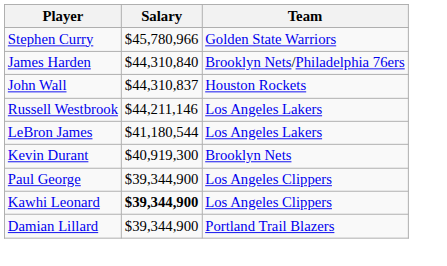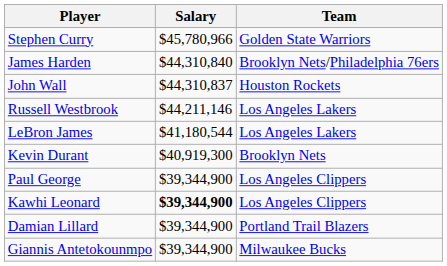+ row: (80, 249)
